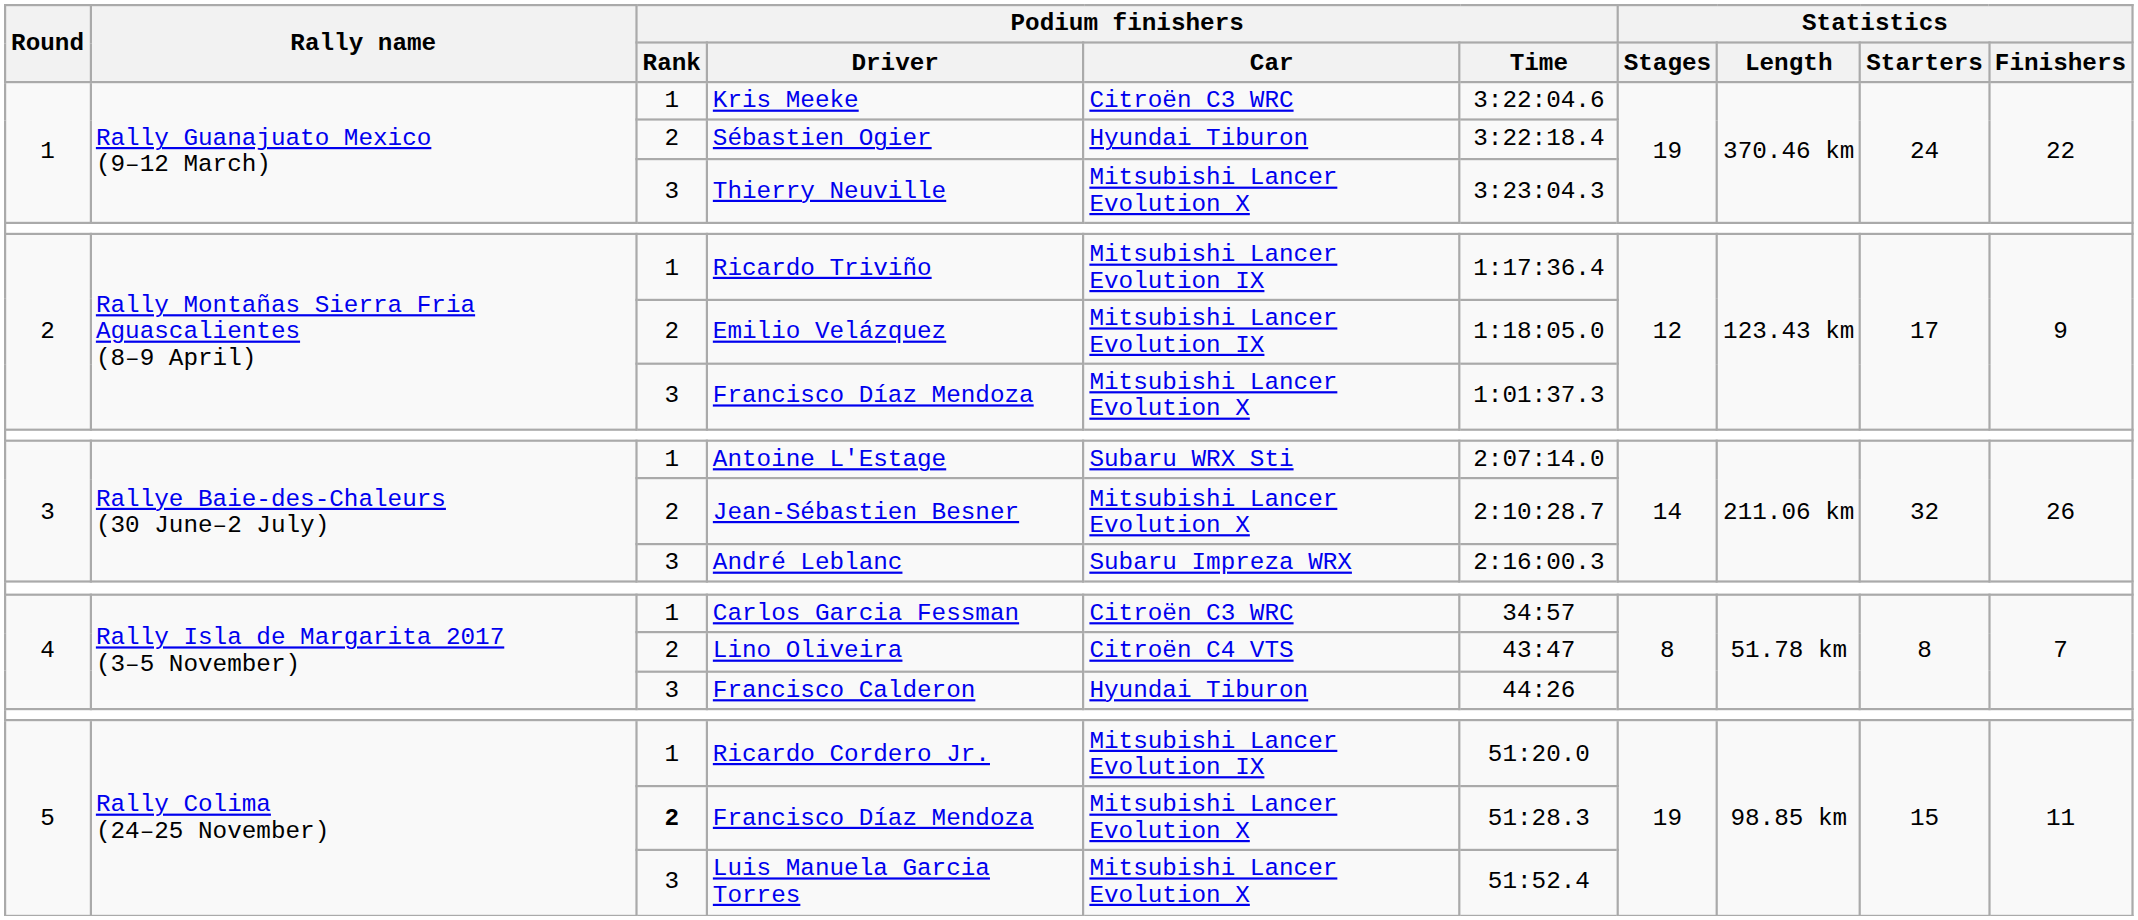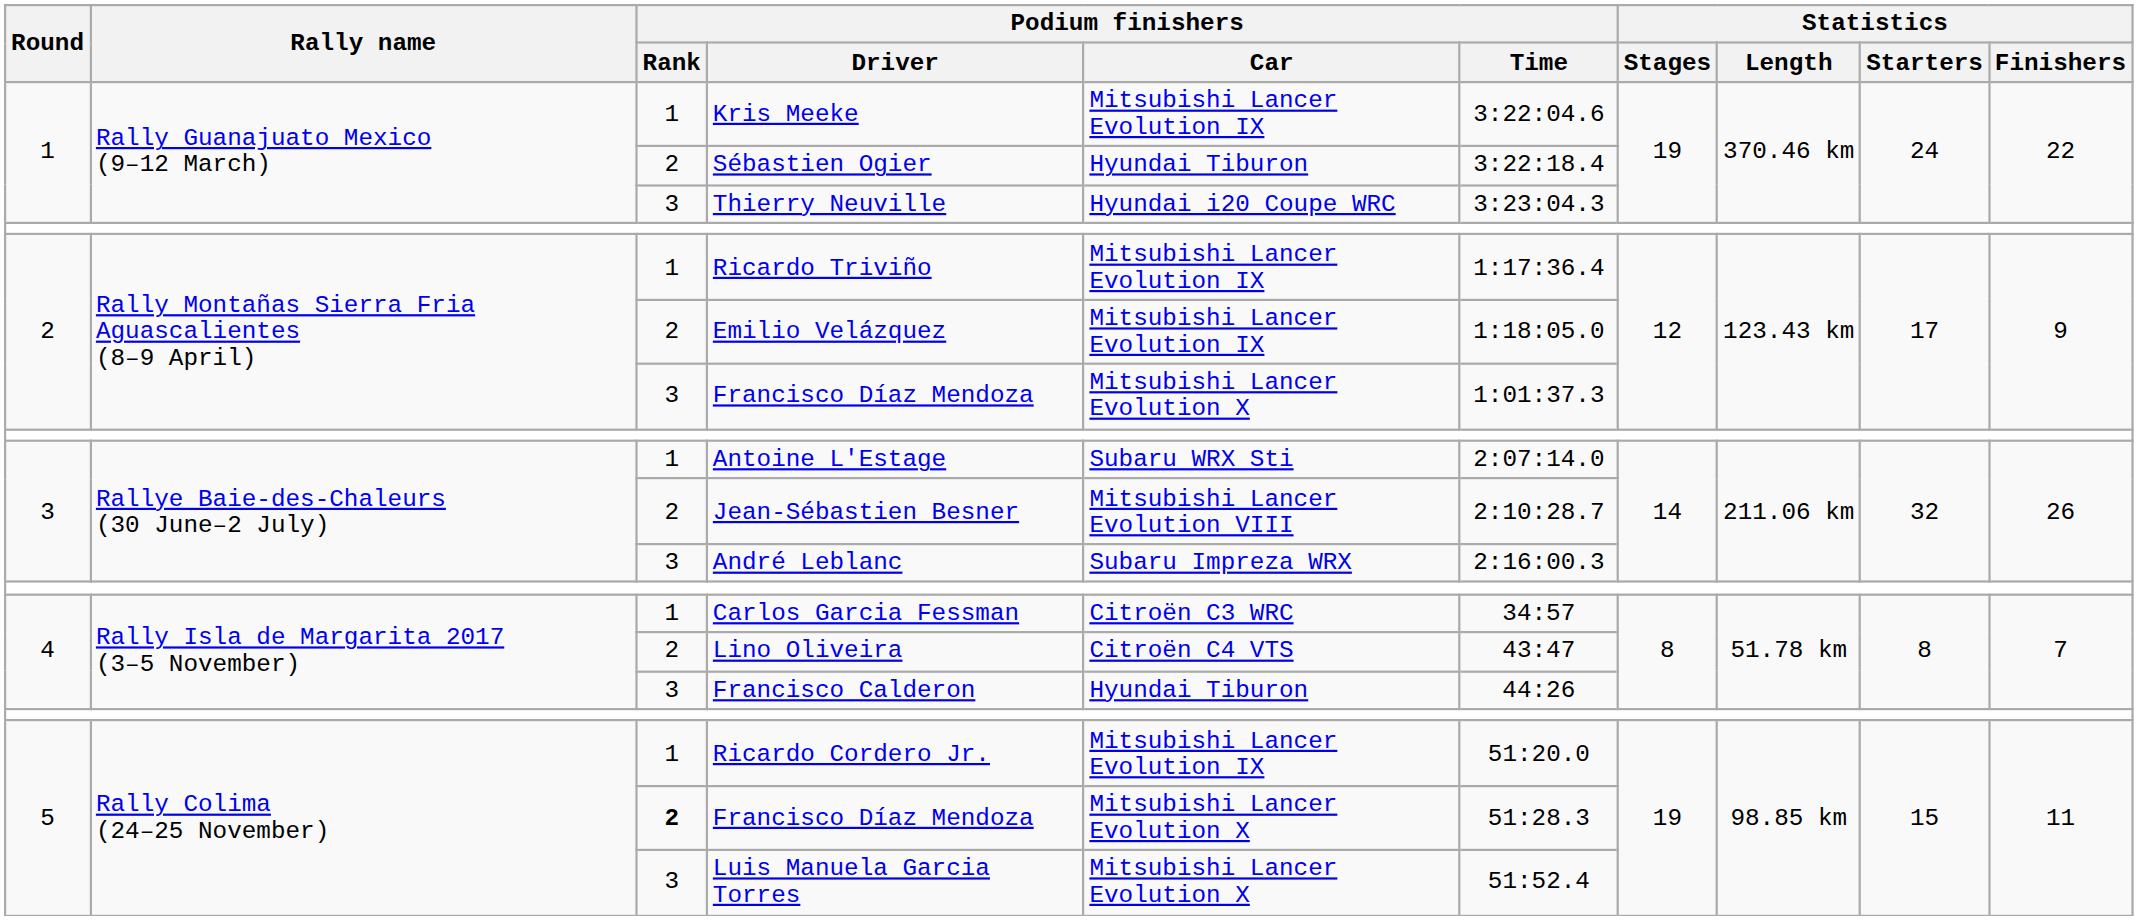(1191, 101) Citroën C3 WRC -> (1213, 114) Mitsubishi Lancer Evolution IX
(1213, 191) Mitsubishi Lancer Evolution X -> (1243, 204) Hyundai i20 Coupe WRC
(1213, 512) Mitsubishi Lancer Evolution X -> (1213, 512) Mitsubishi Lancer Evolution VIII
